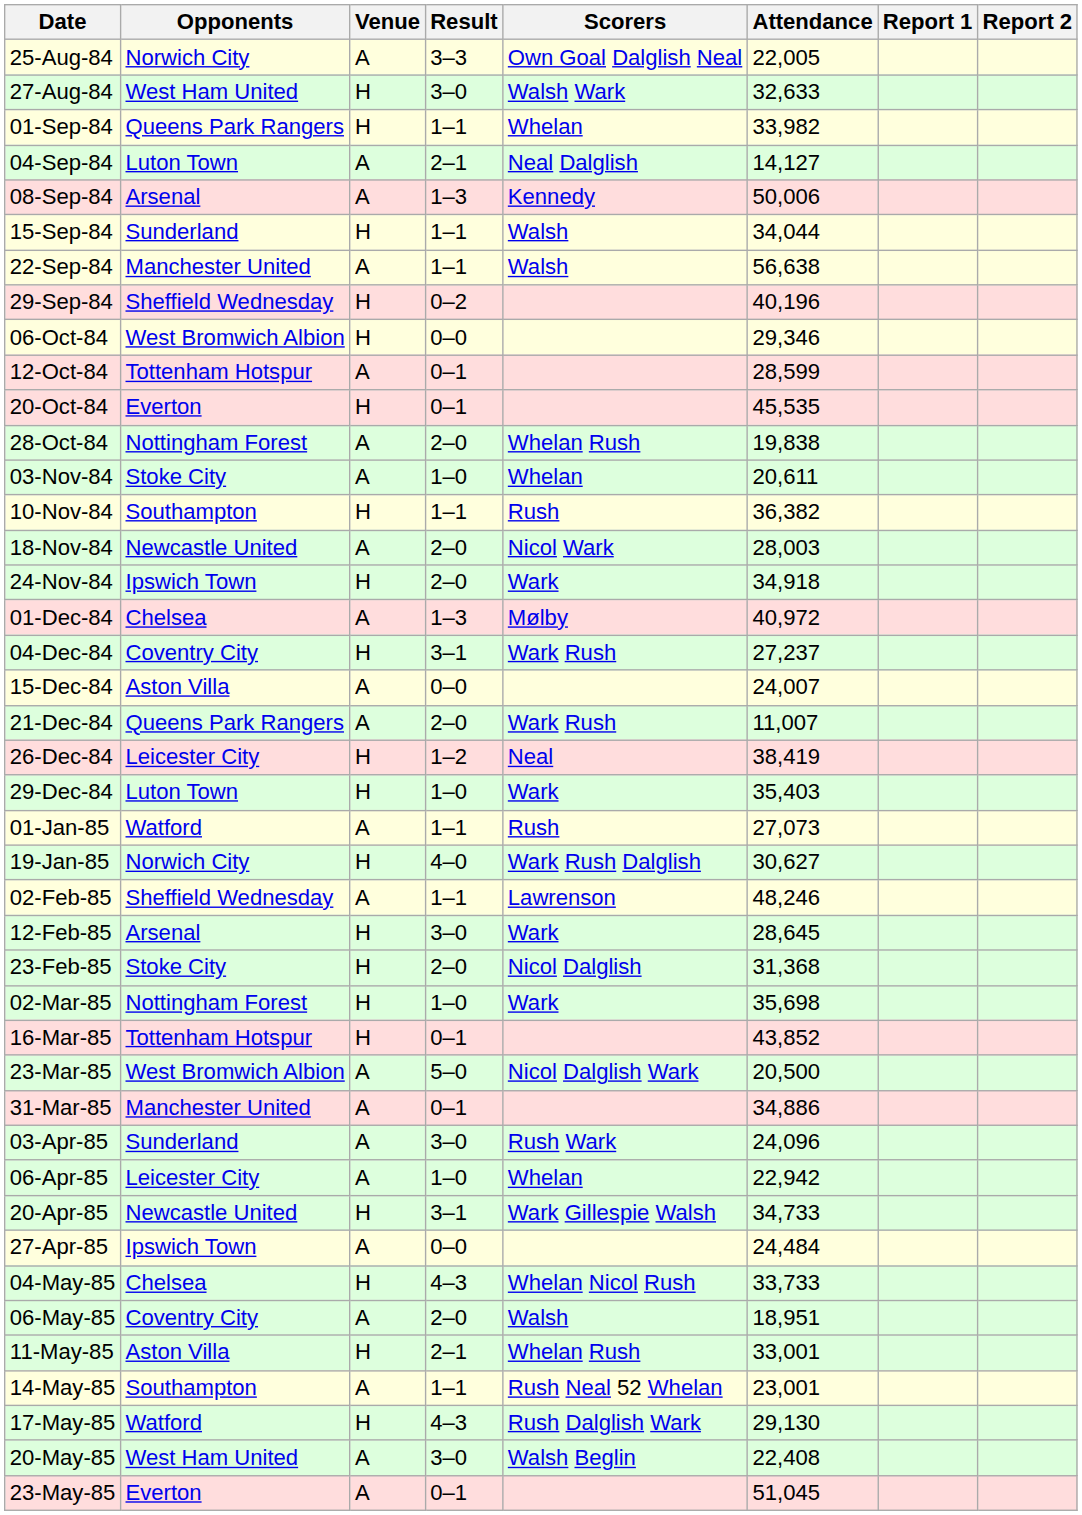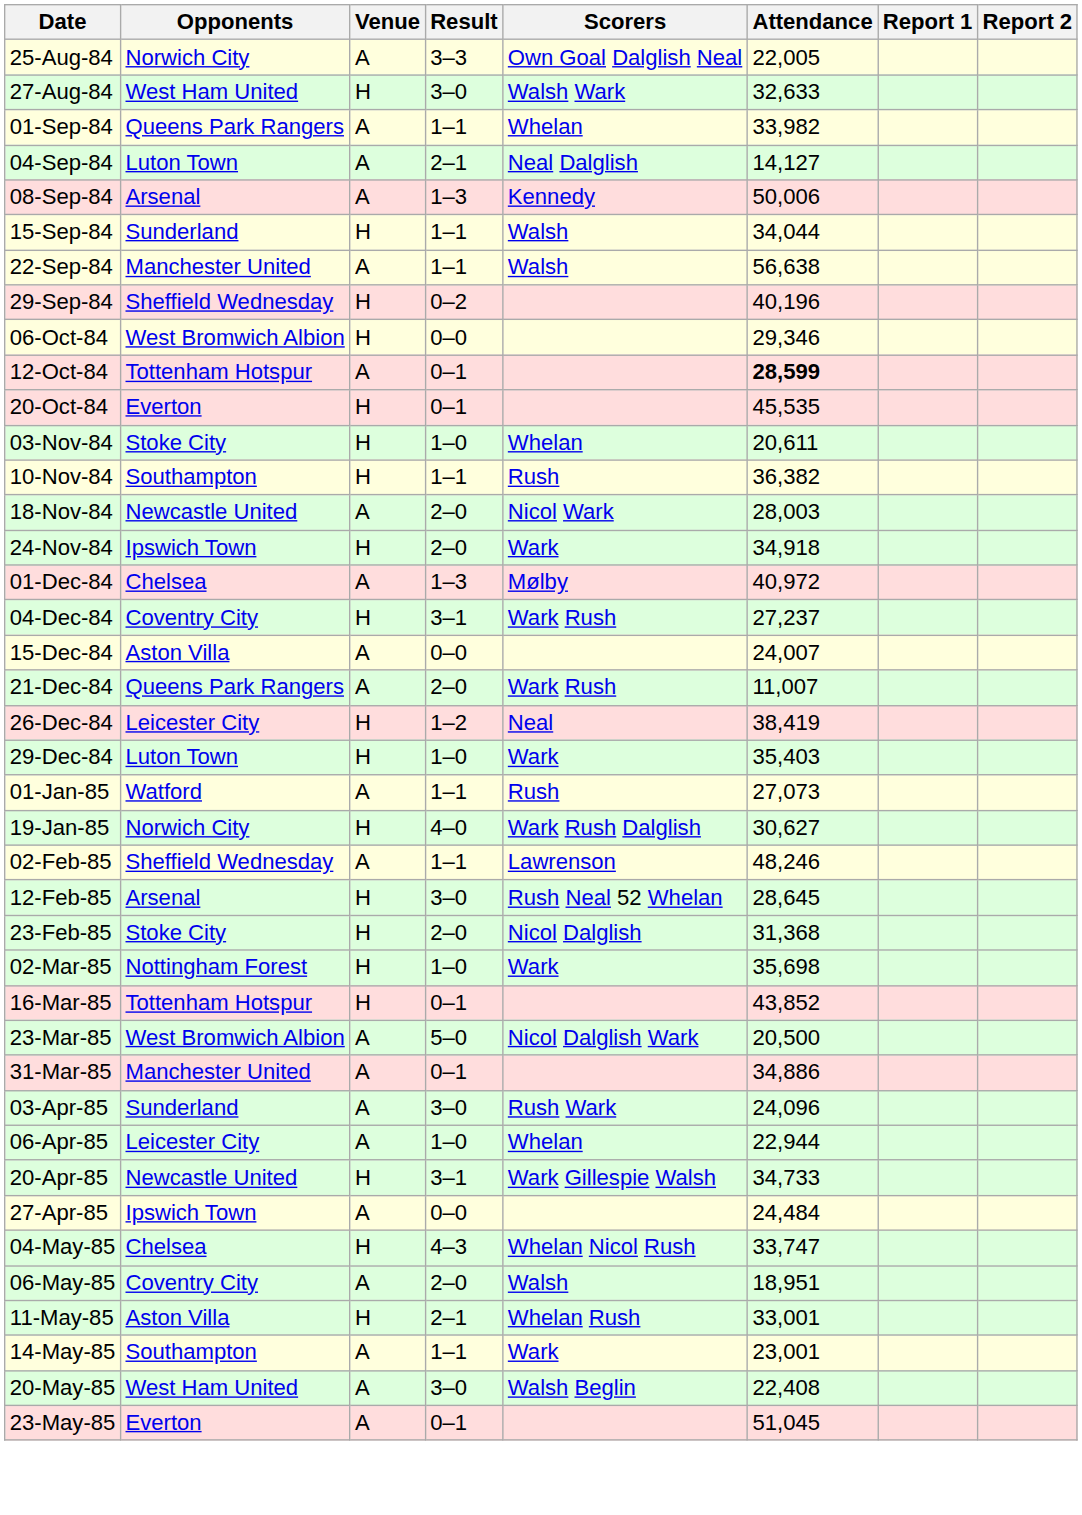(363, 127) H -> (362, 127) A
(786, 372) normal -> (786, 372) bold
- row: (59, 442)
(362, 477) A -> (363, 442) H
(533, 932) Wark -> (615, 897) Rush Neal 52 Whelan
(786, 1177) 22,942 -> (786, 1142) 22,944
(786, 1282) 33,733 -> (786, 1247) 33,747
(615, 1387) Rush Neal 52 Whelan -> (533, 1352) Wark
- row: (63, 1422)
